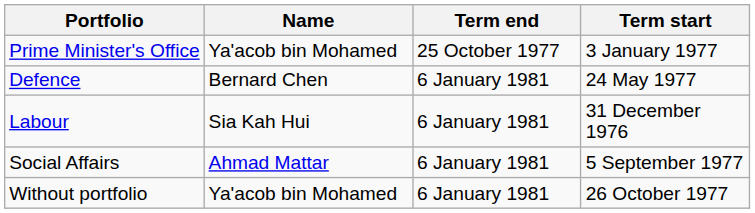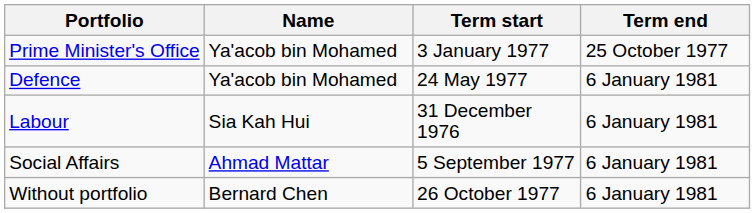columns swapped: (665, 20) <-> (497, 20)
(268, 81) Bernard Chen -> (303, 81) Ya'acob bin Mohamed
(303, 193) Ya'acob bin Mohamed -> (268, 193) Bernard Chen
